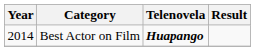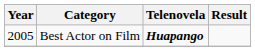(21, 35) 2014 -> (21, 35) 2005
